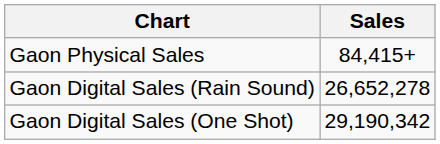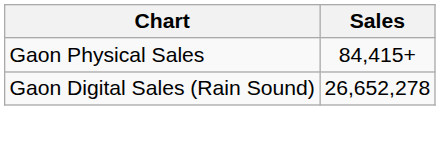- row: (152, 121)
